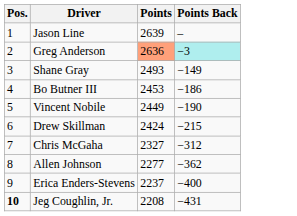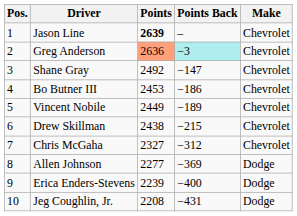+ column: (266, 13)
(152, 32) normal -> (152, 32) bold
(152, 70) 2493 -> (152, 70) 2492
(190, 70) −149 -> (190, 70) −147
(190, 107) −190 -> (190, 107) −189
(152, 126) 2424 -> (152, 126) 2438
(190, 164) −362 -> (190, 164) −369
(152, 182) 2237 -> (152, 182) 2239
(13, 201) bold -> (13, 201) normal
